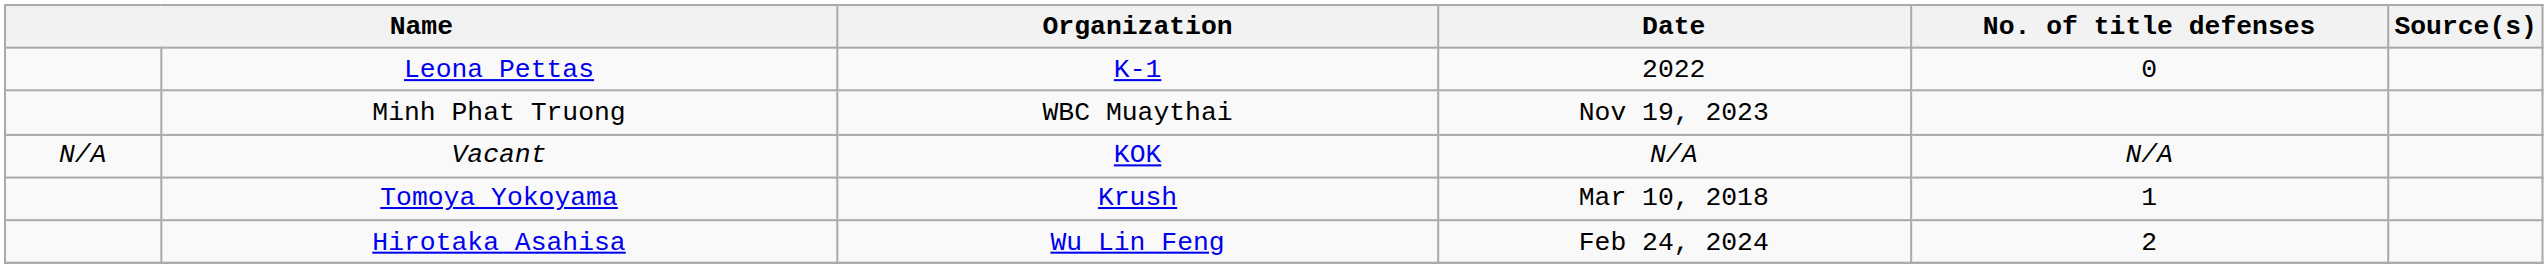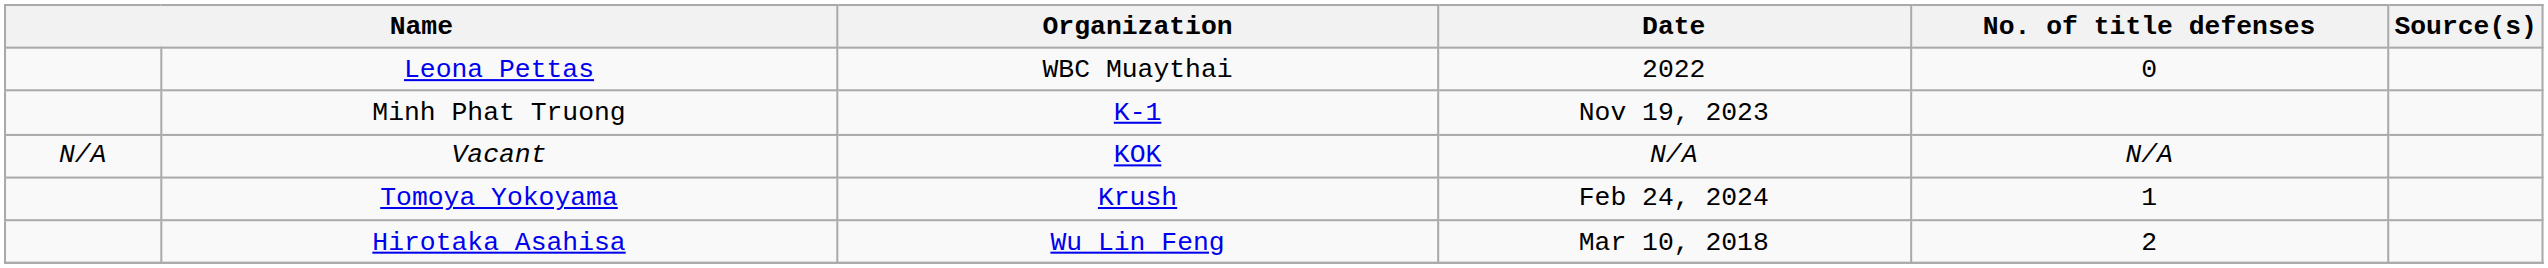(1138, 70) K-1 -> (1138, 70) WBC Muaythai
(1138, 113) WBC Muaythai -> (1138, 113) K-1
(1674, 199) Mar 10, 2018 -> (1674, 199) Feb 24, 2024
(1674, 242) Feb 24, 2024 -> (1674, 242) Mar 10, 2018
